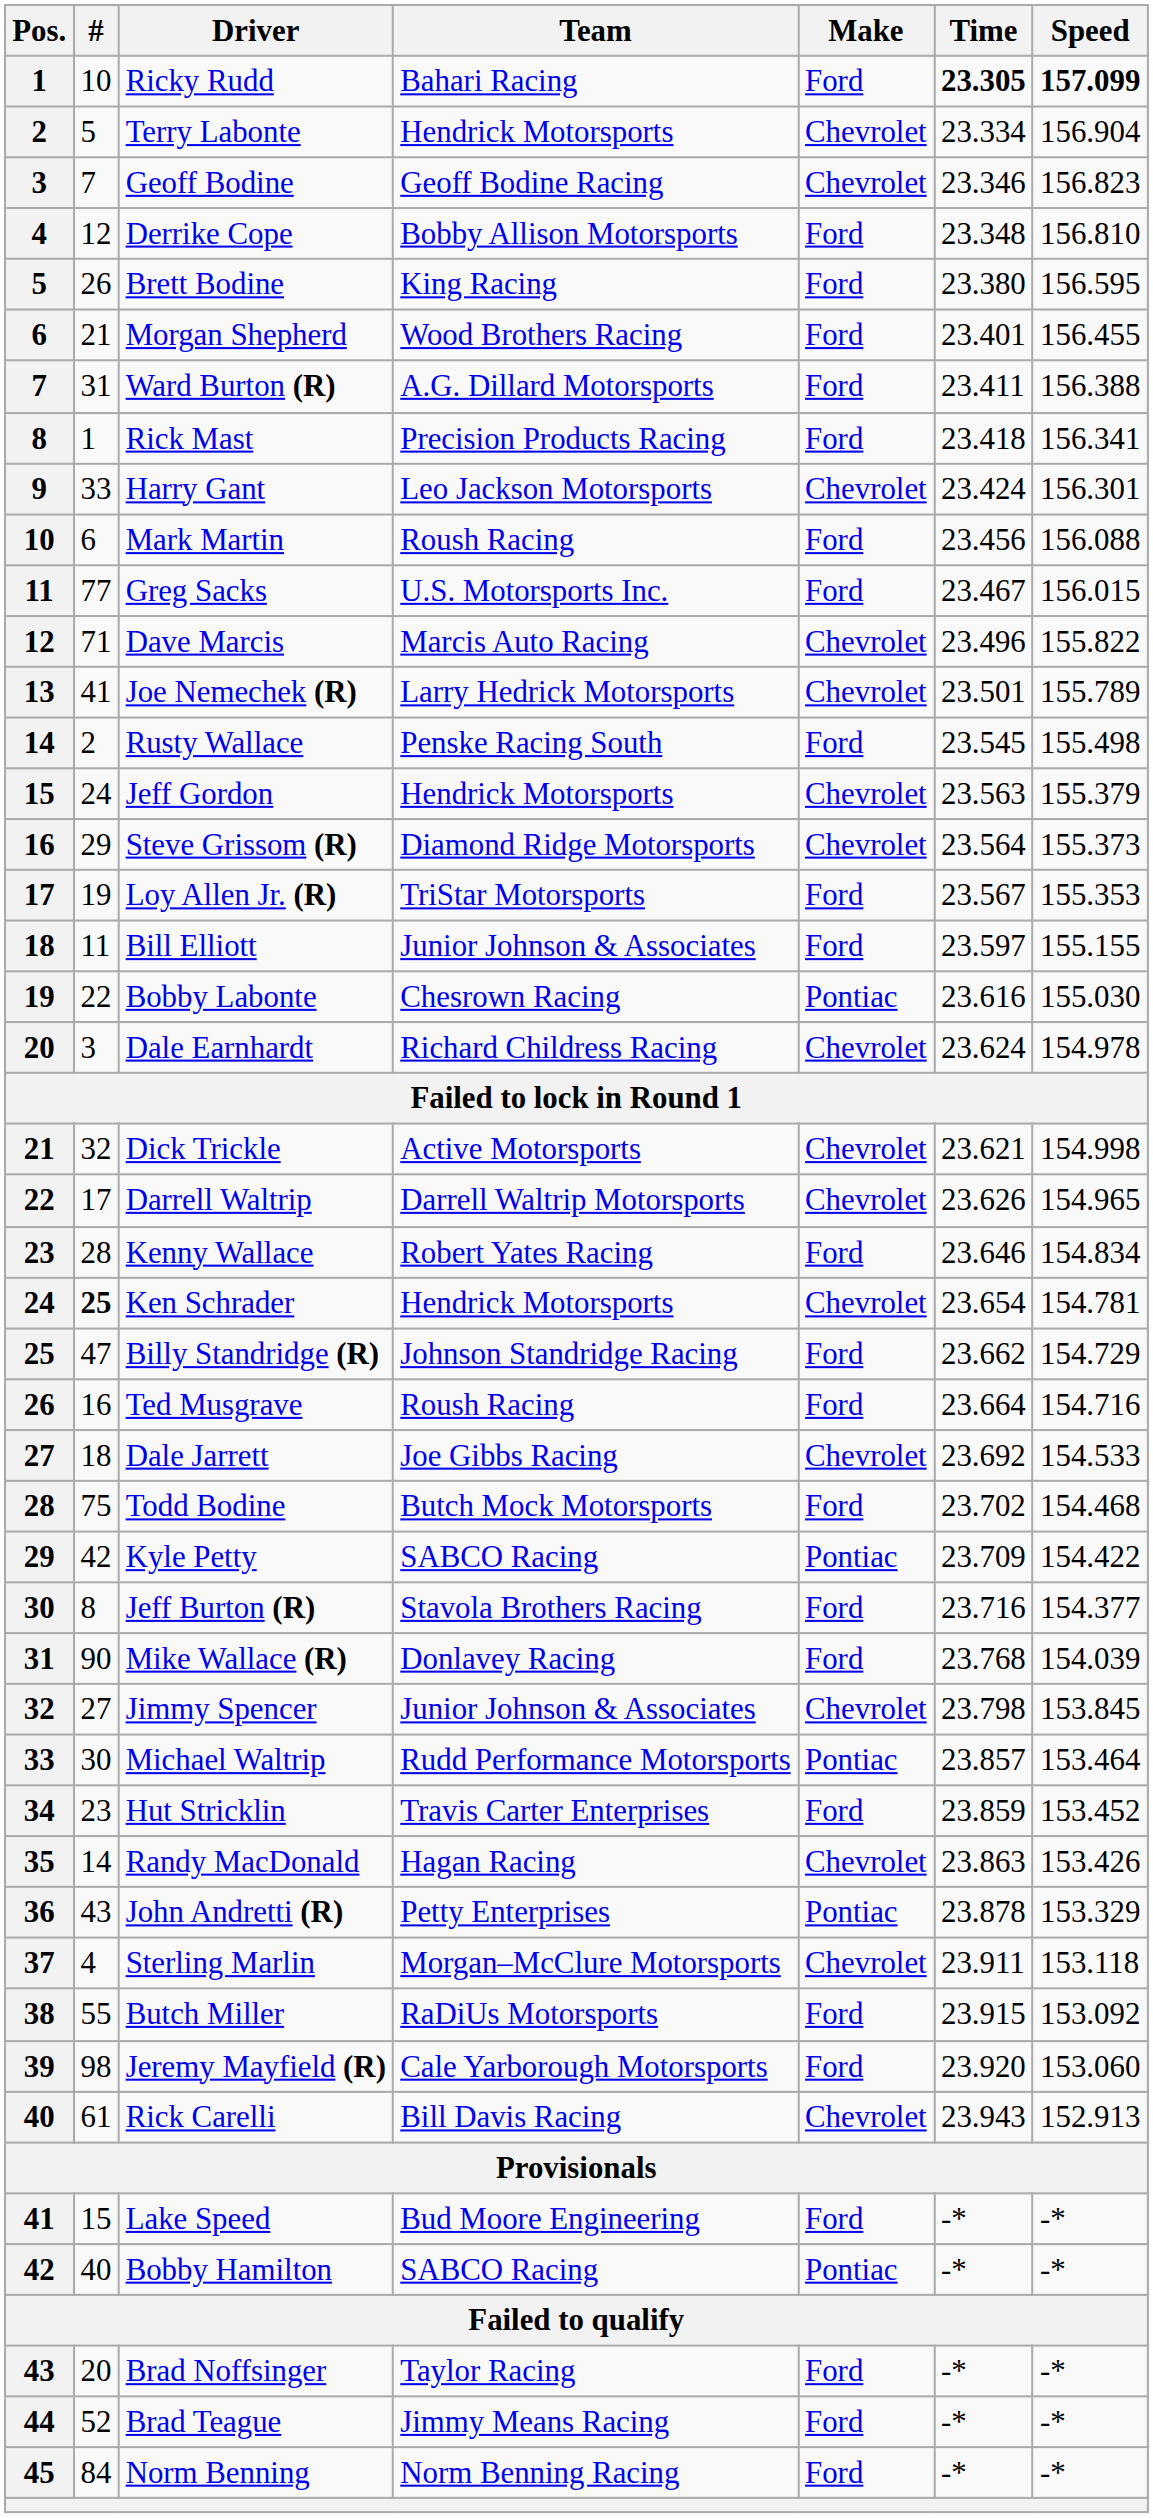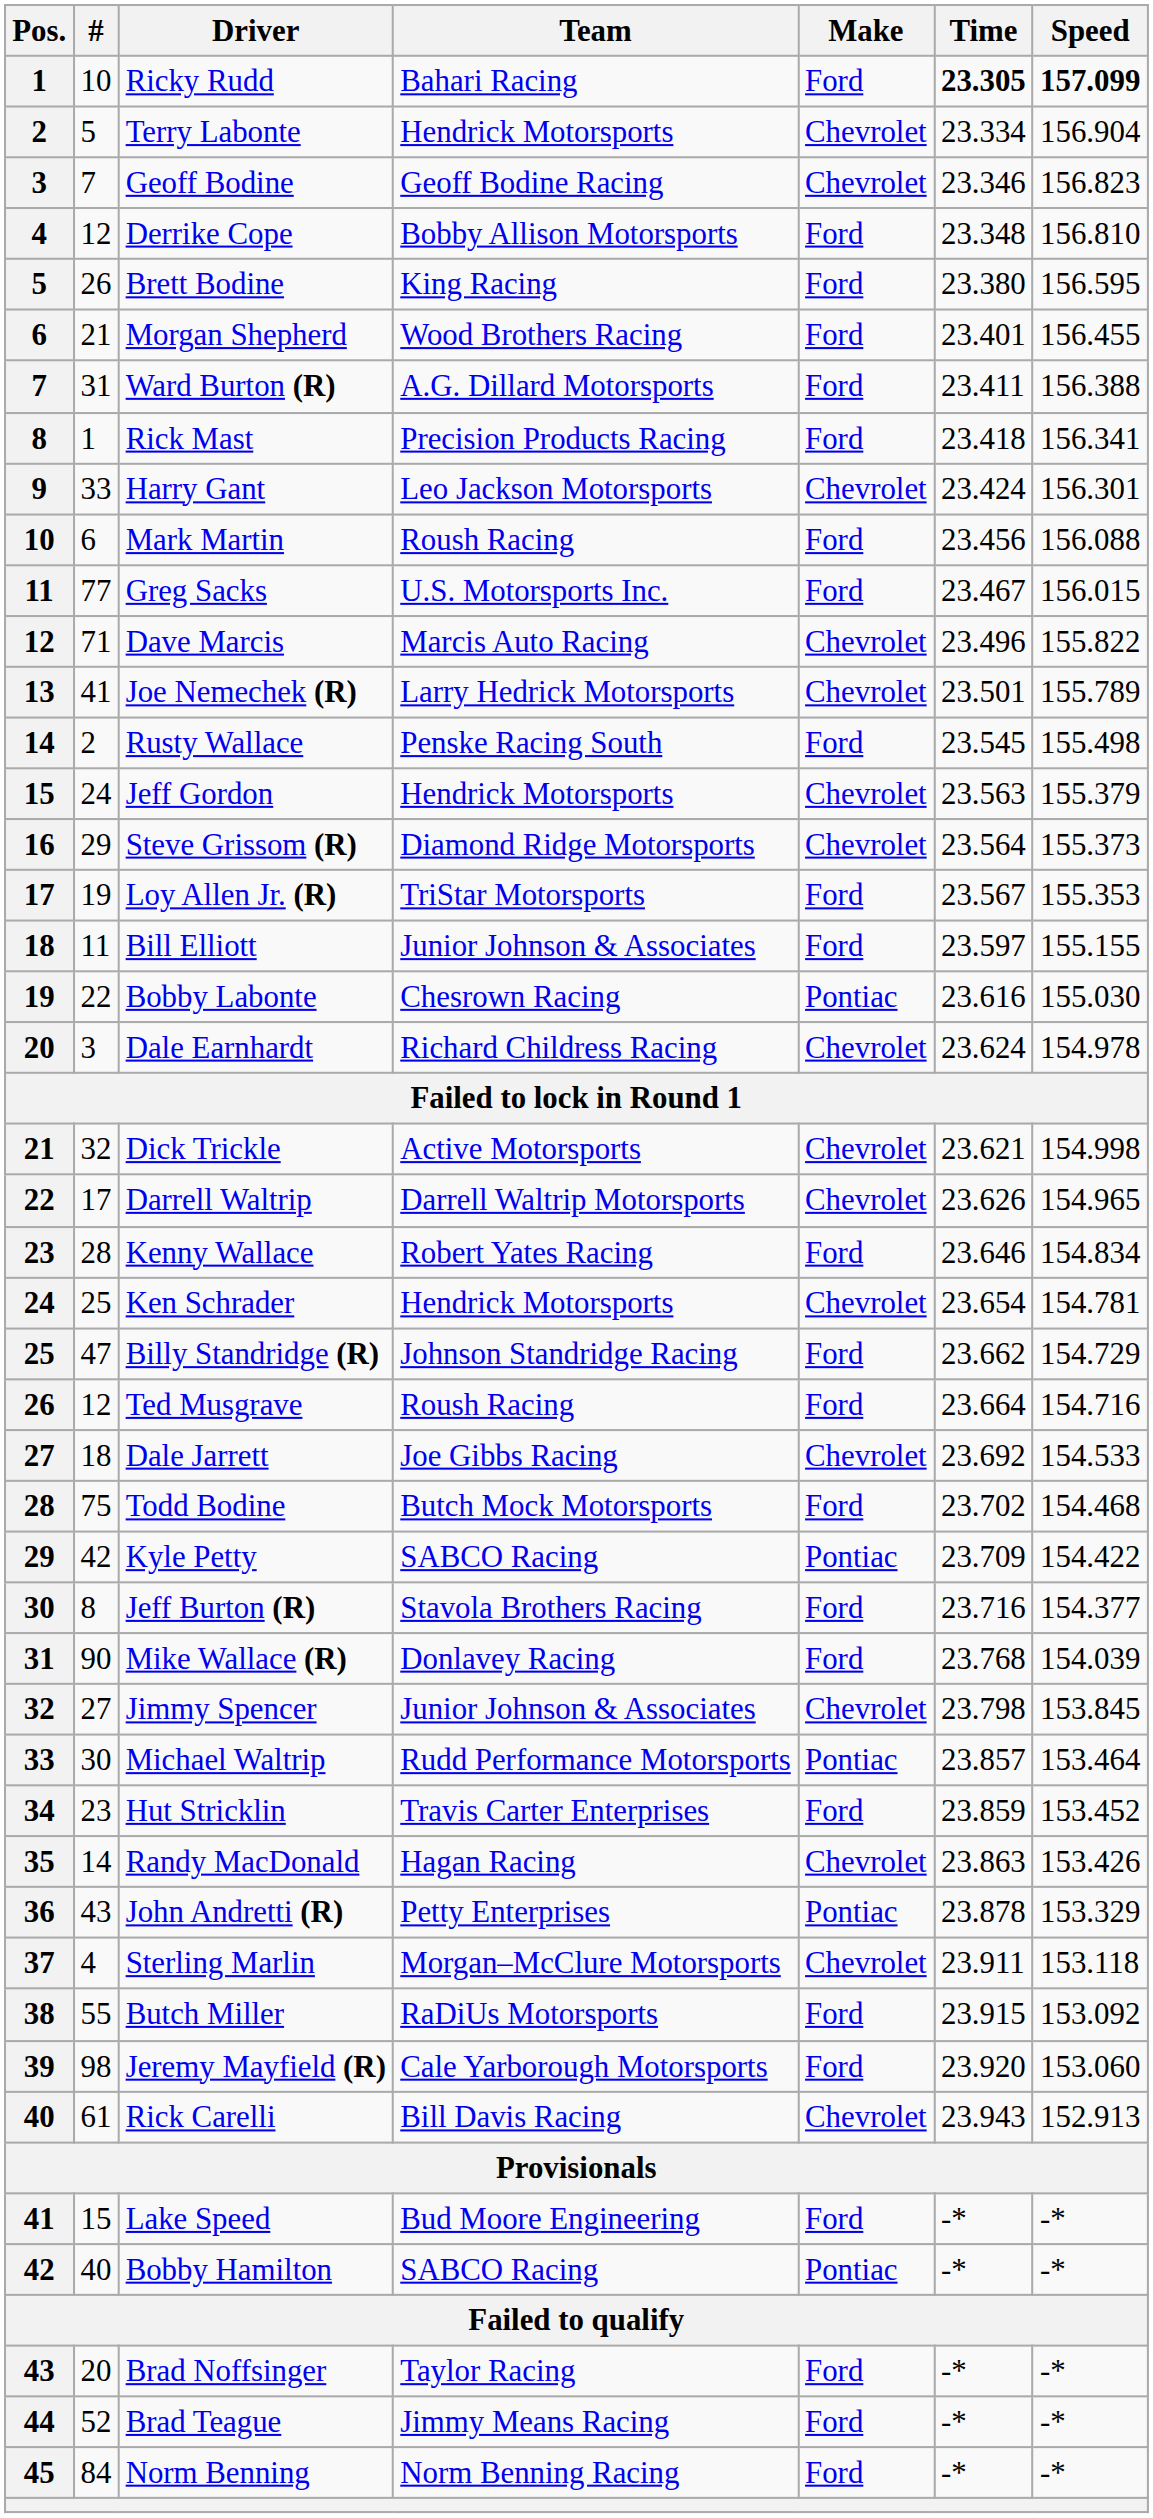(96, 1302) bold -> (96, 1302) normal
(96, 1403) 16 -> (96, 1403) 12
